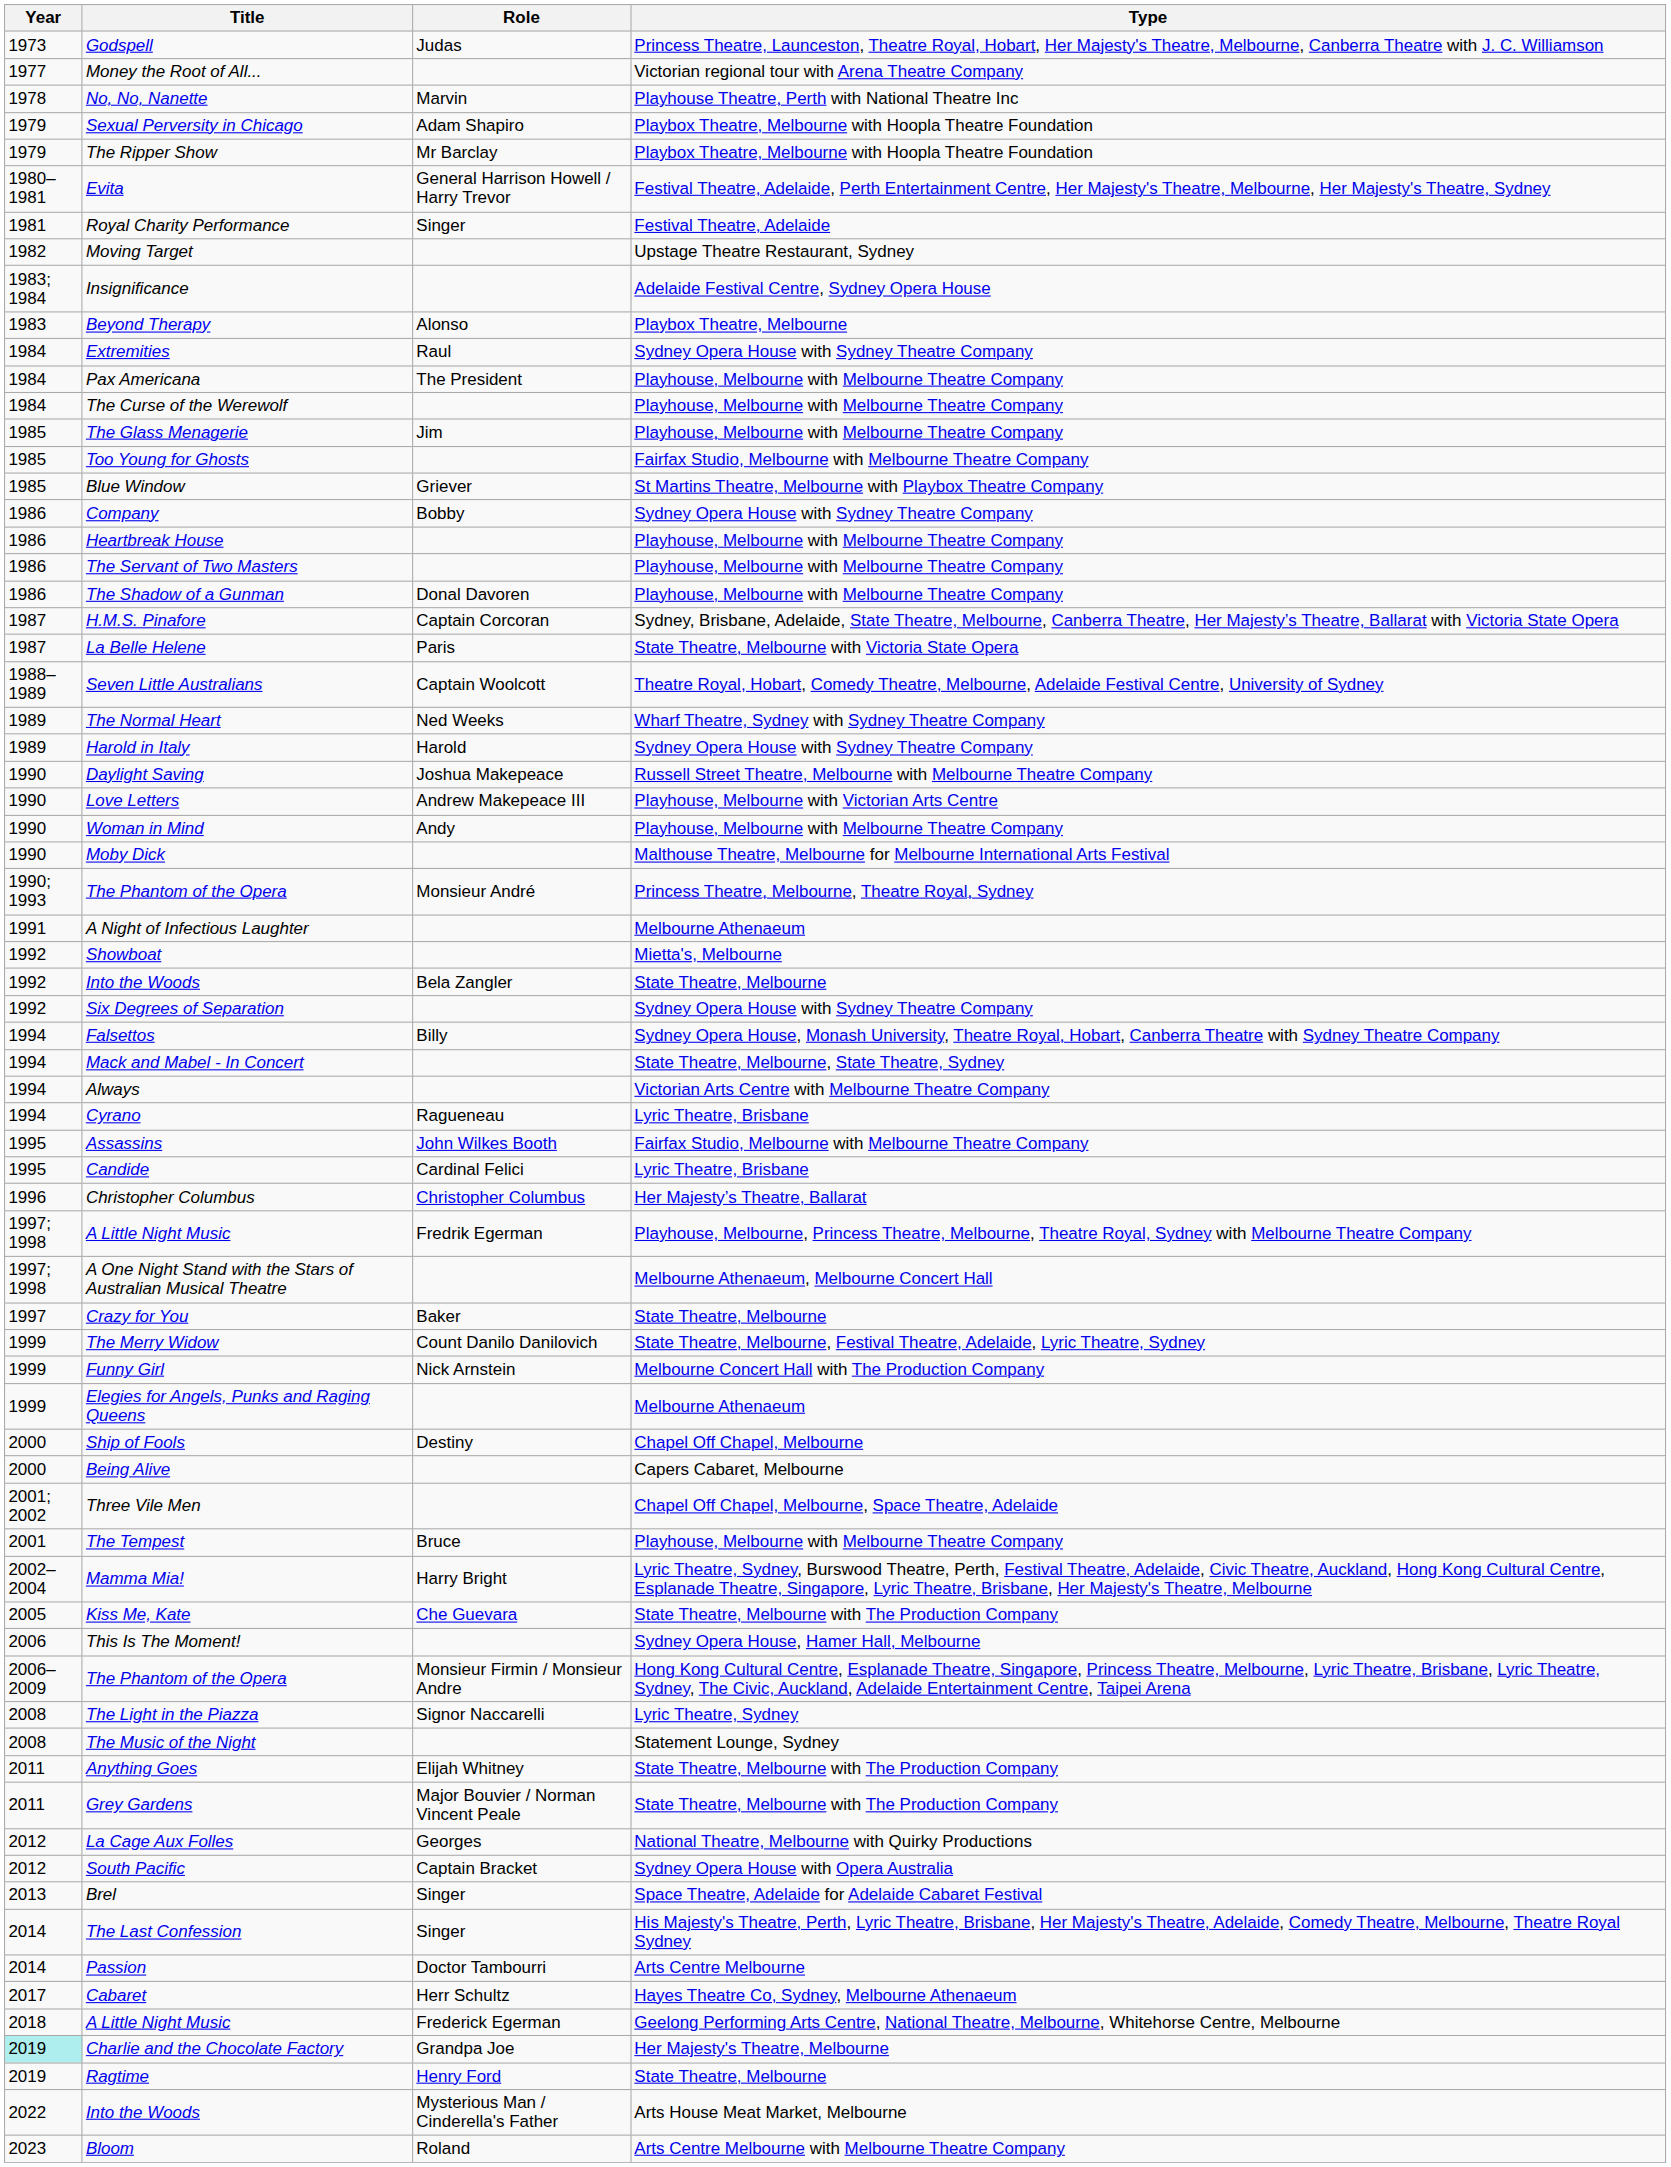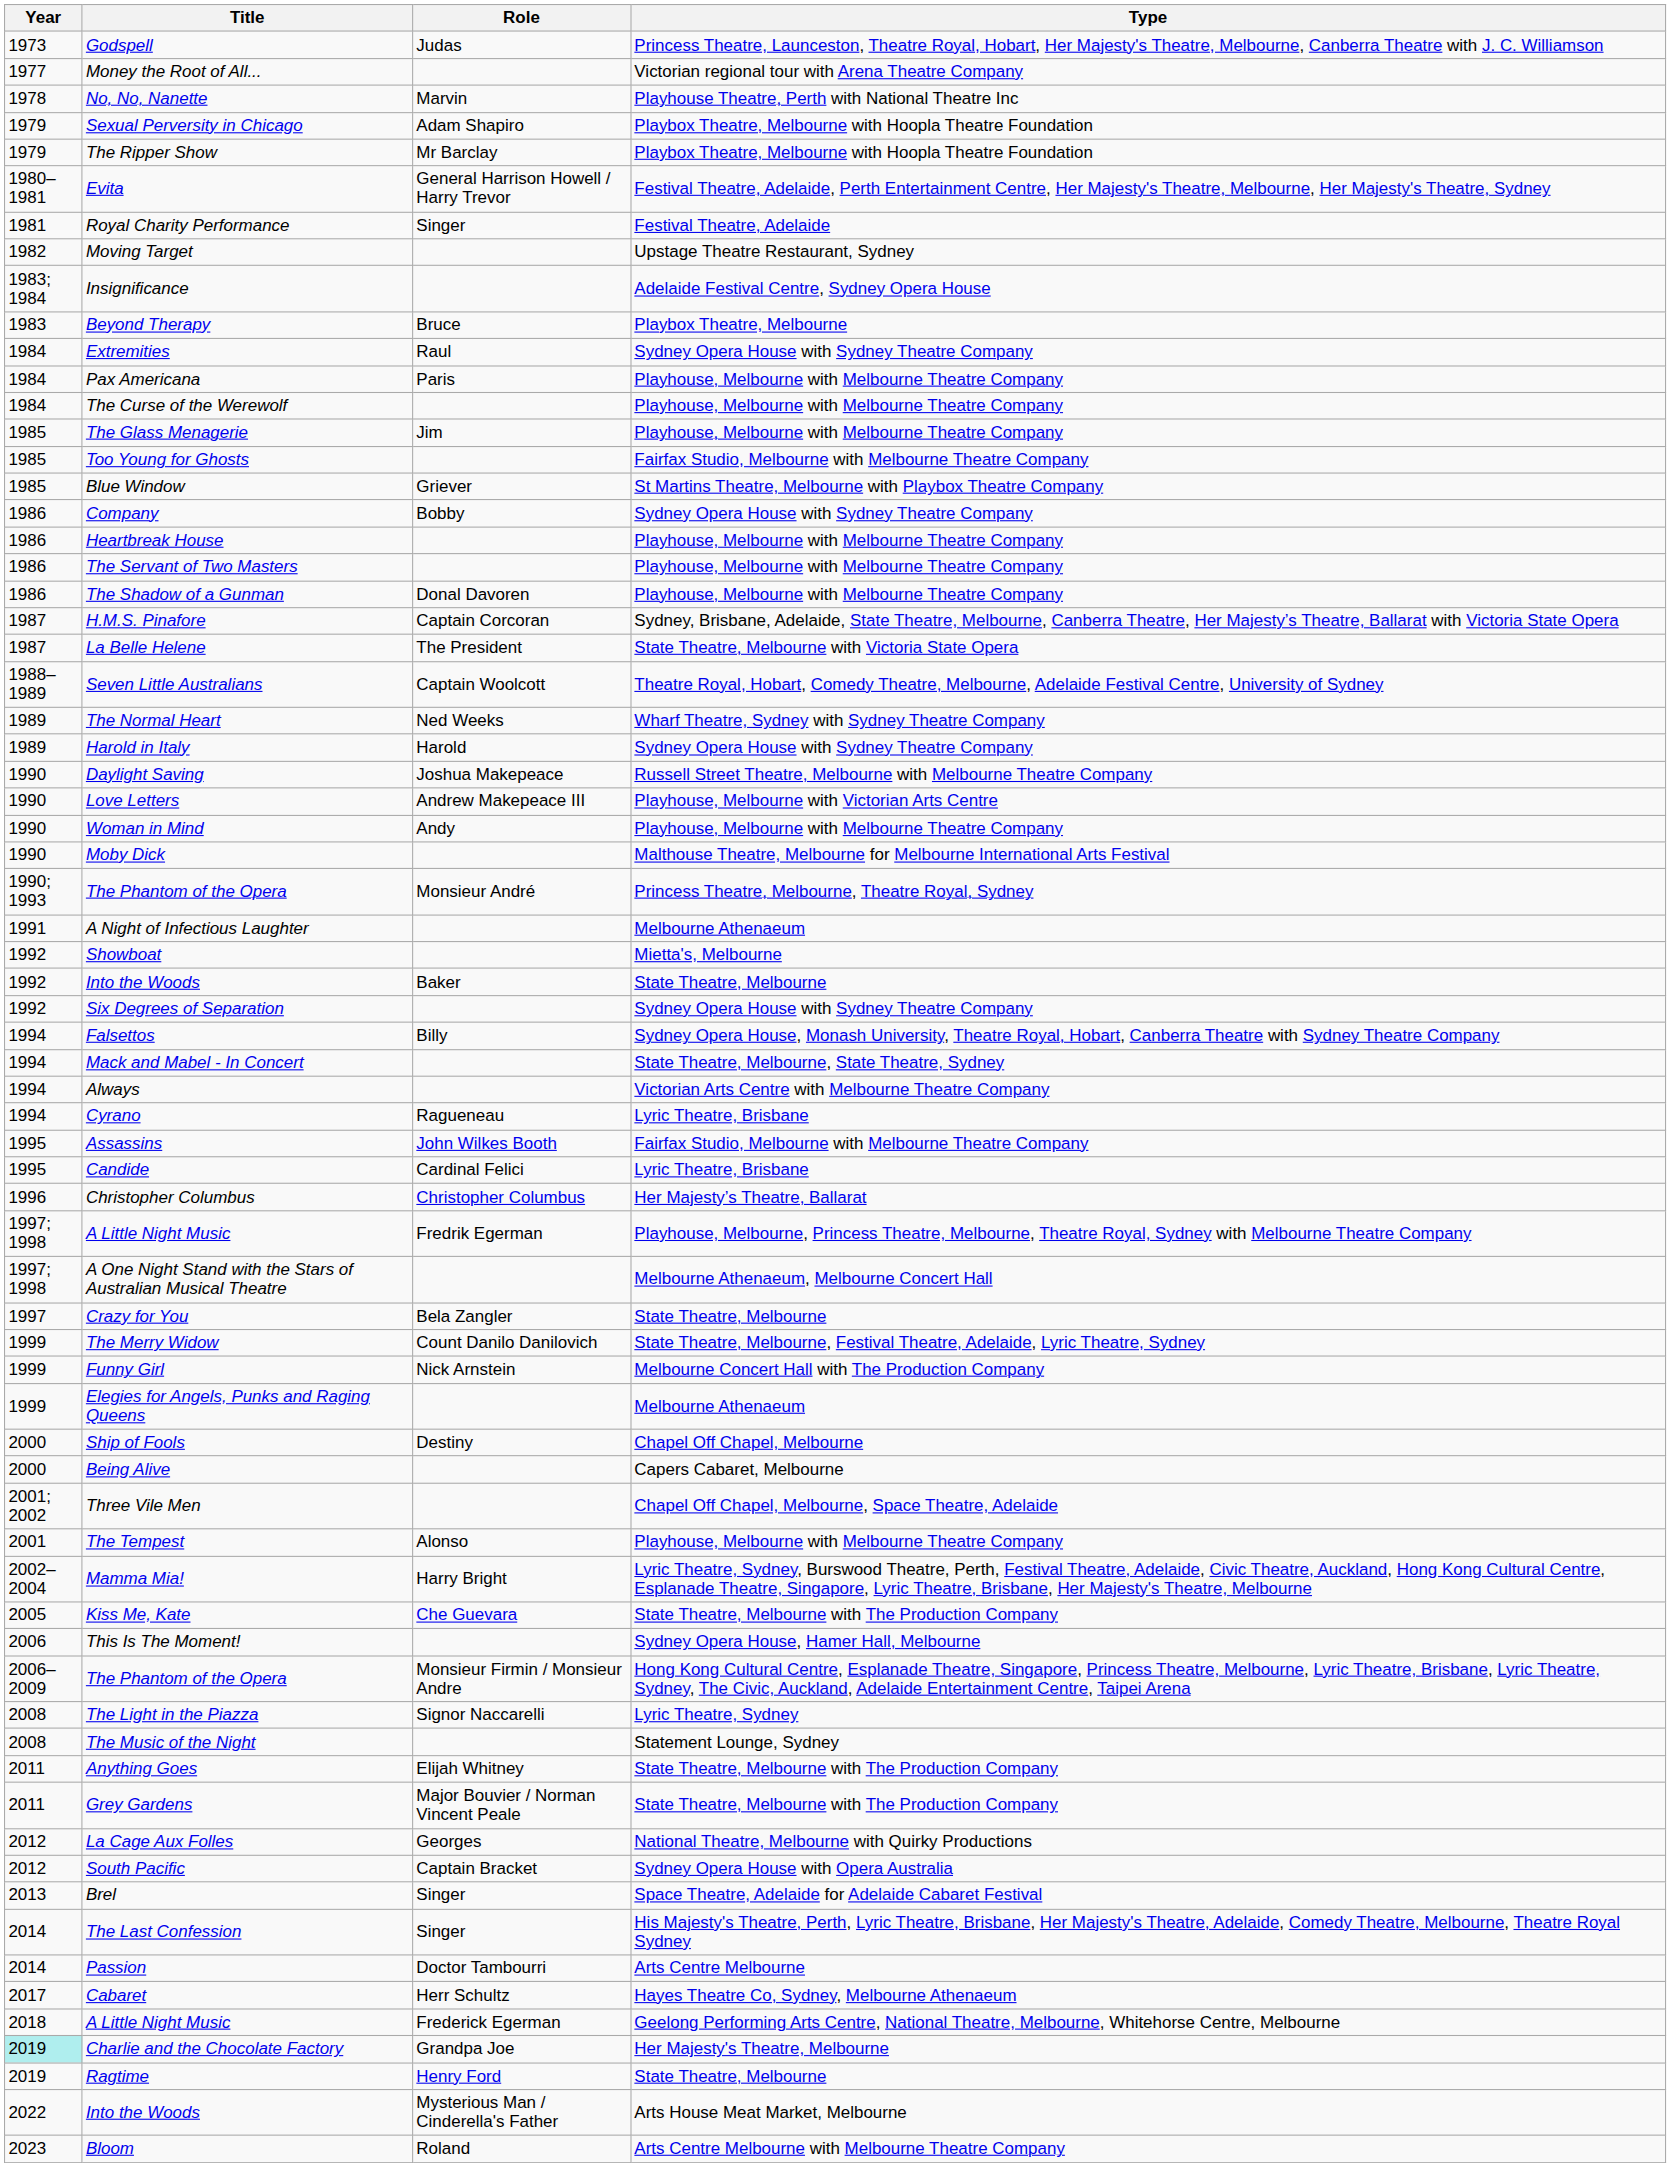(442, 325) Alonso -> (439, 325) Bruce
(469, 378) The President -> (436, 378) Paris
(436, 647) Paris -> (469, 647) The President
(464, 981) Bela Zangler -> (439, 981) Baker
(439, 1315) Baker -> (464, 1315) Bela Zangler
(439, 1542) Bruce -> (442, 1542) Alonso
